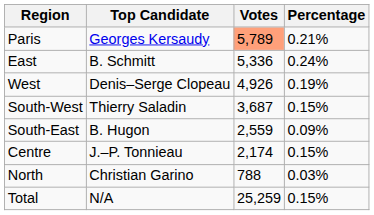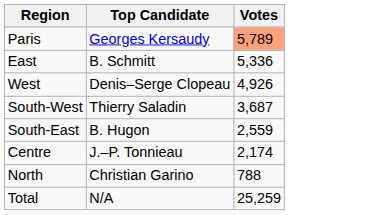- column: (326, 15)
